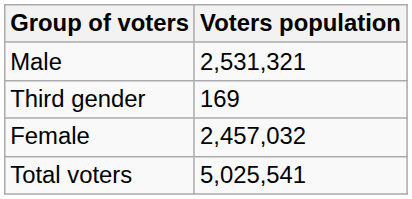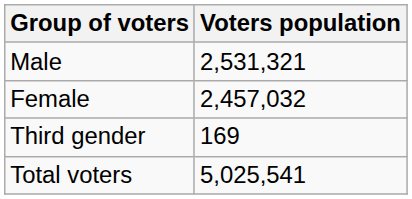rows swapped: (50, 136) <-> (78, 99)
